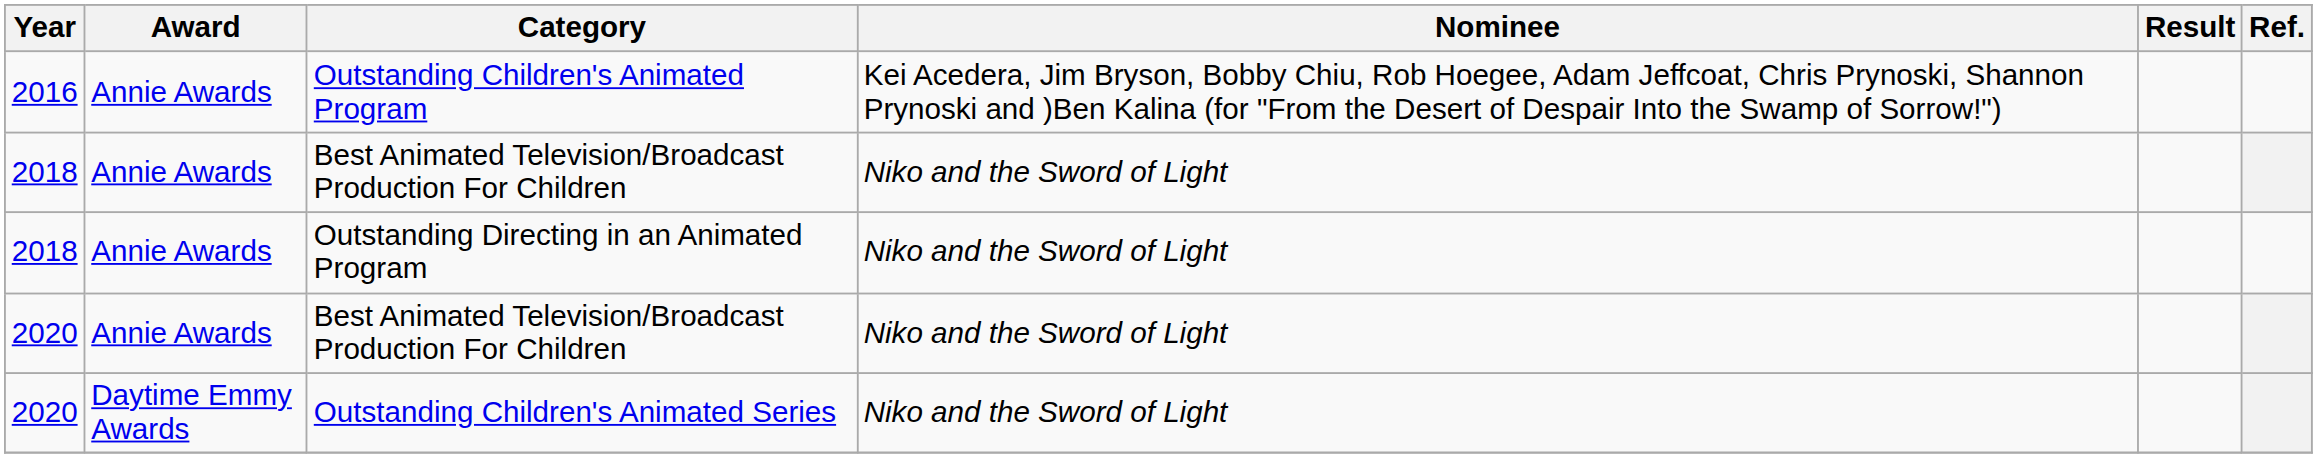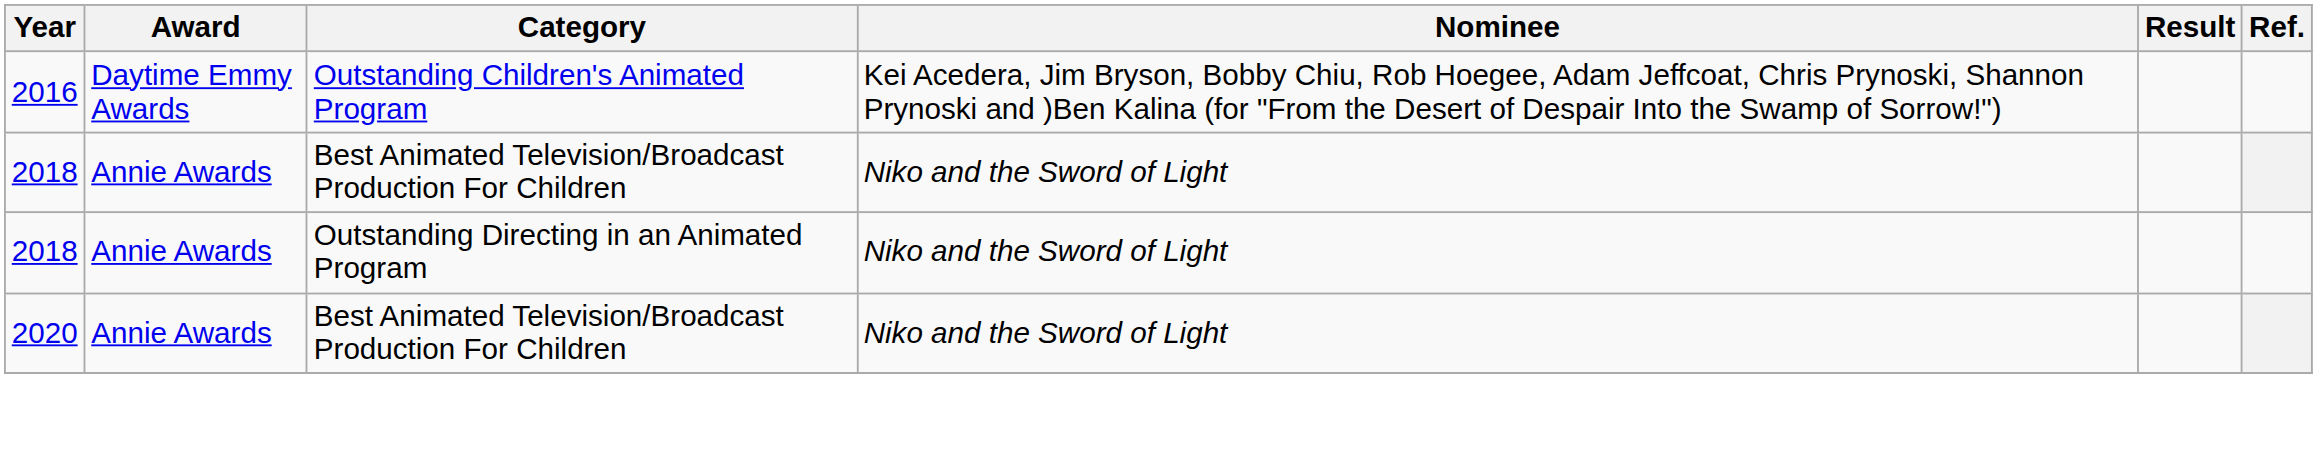(181, 91) Annie Awards -> (192, 91) Daytime Emmy Awards
- row: (45, 412)
